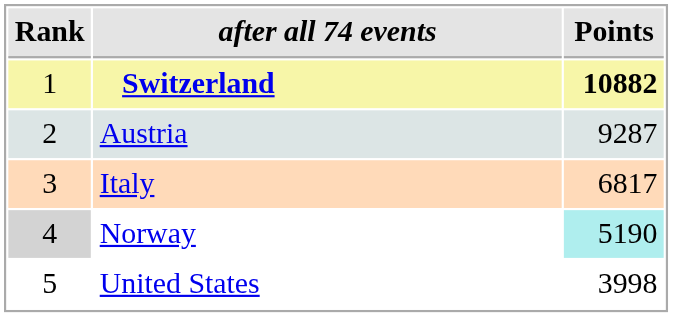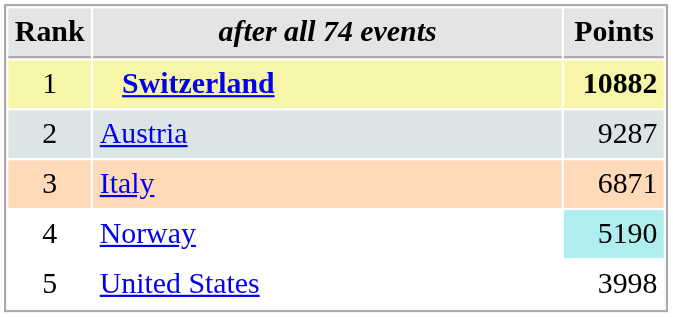(628, 183) 6817 -> (628, 183) 6871
(50, 233) lightgrey background -> (50, 233) no background
